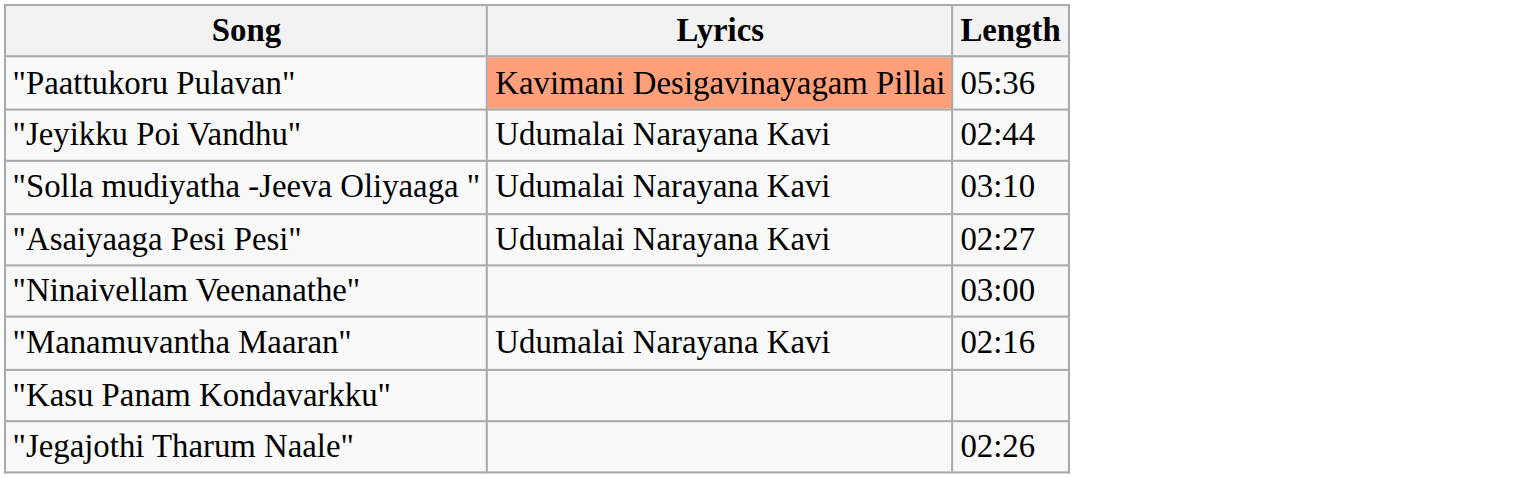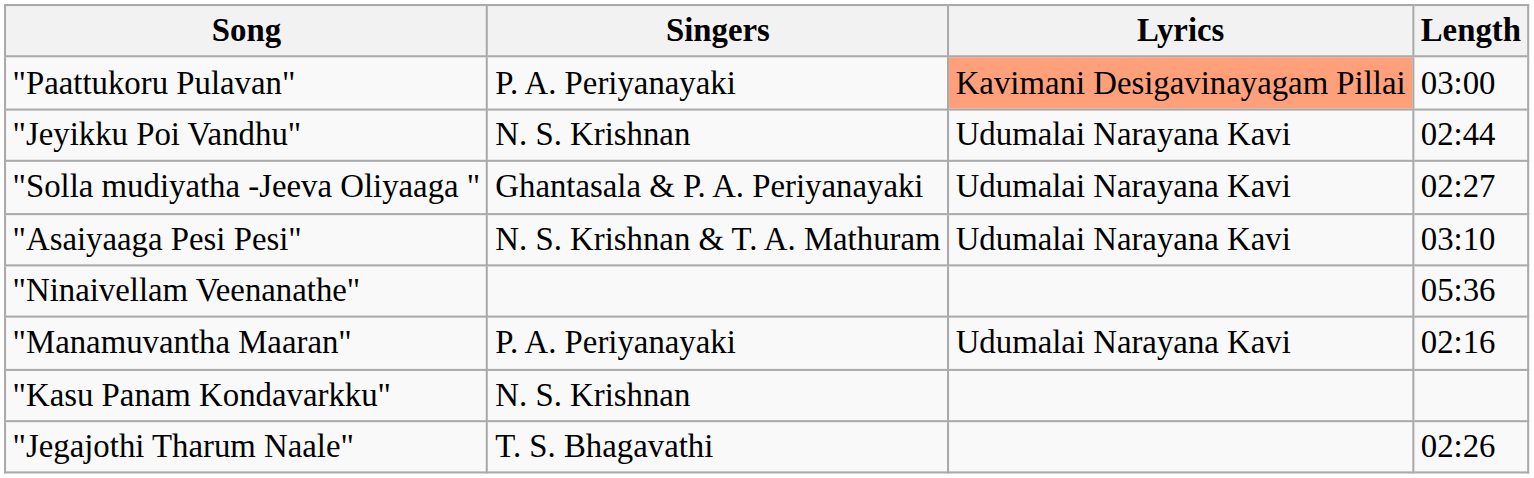+ column: (718, 30)
(998, 82) 05:36 -> (1458, 82) 03:00
(998, 186) 03:10 -> (1458, 186) 02:27
(998, 238) 02:27 -> (1458, 238) 03:10
(998, 290) 03:00 -> (1458, 290) 05:36
